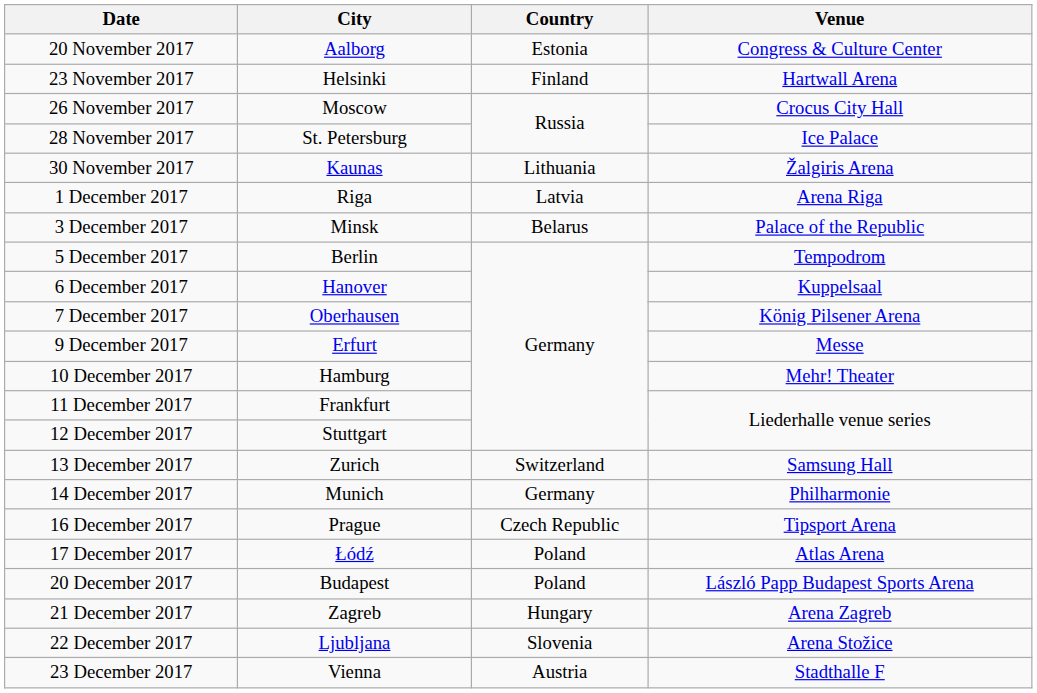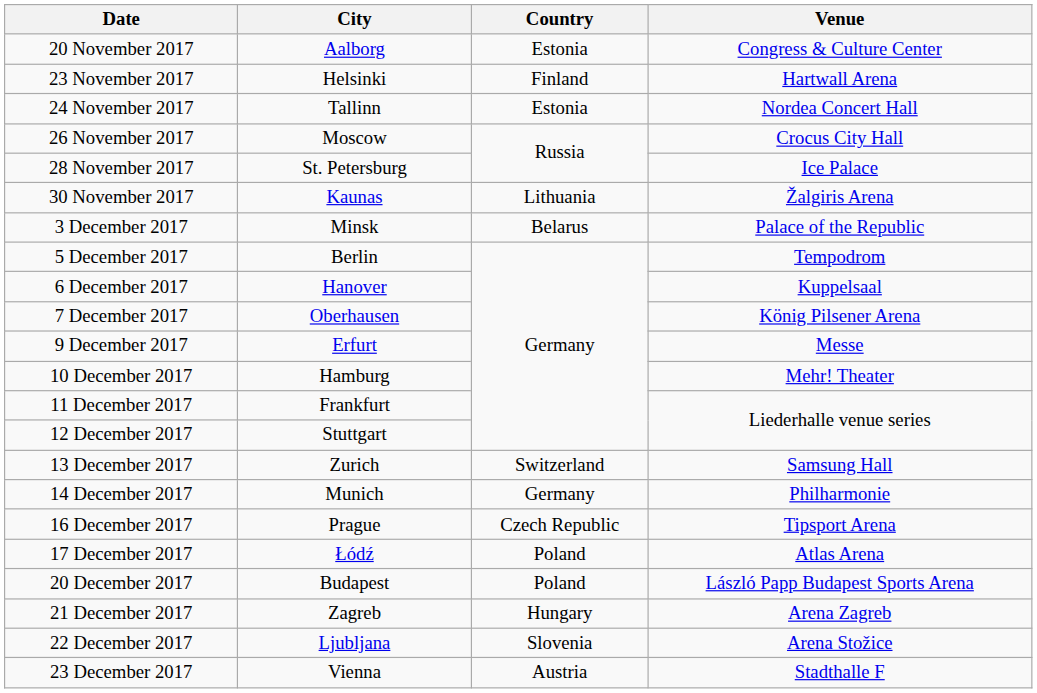+ row: (121, 108)
- row: (121, 197)
